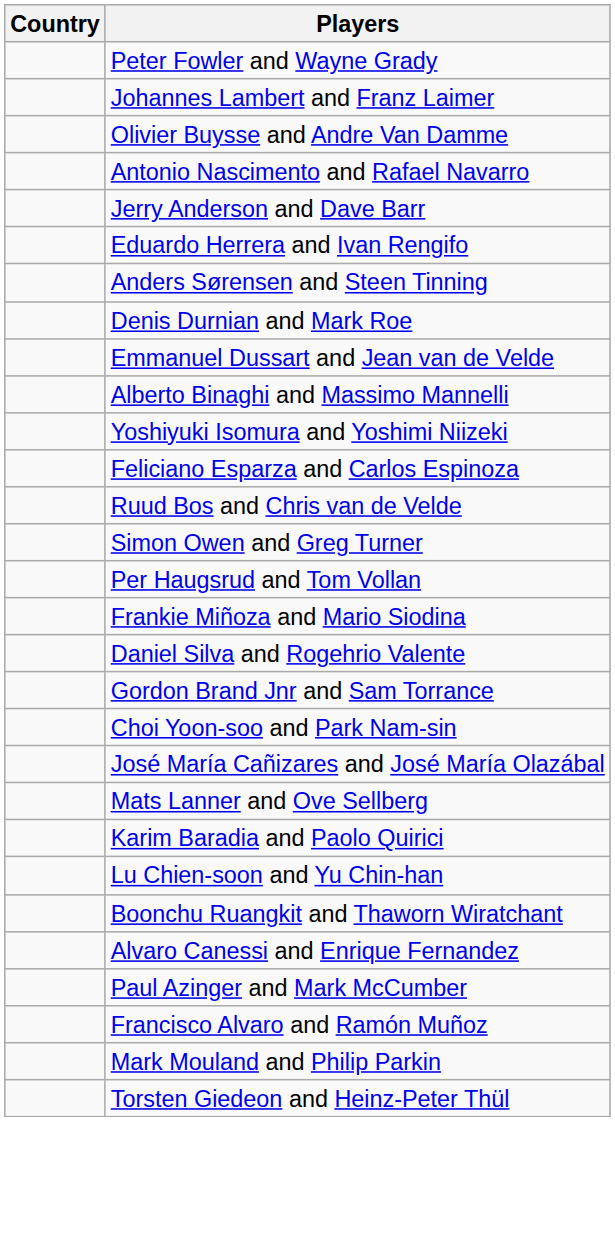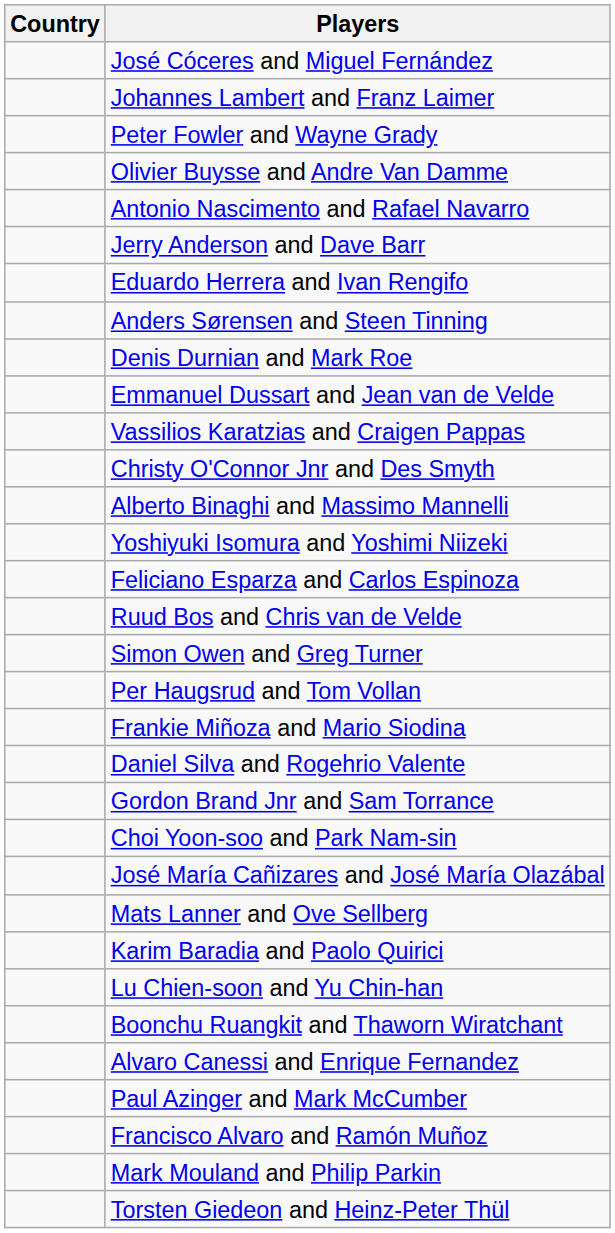+ row: (302, 61)
rows swapped: (274, 61) <-> (303, 98)
+ row: (318, 431)
+ row: (303, 468)
